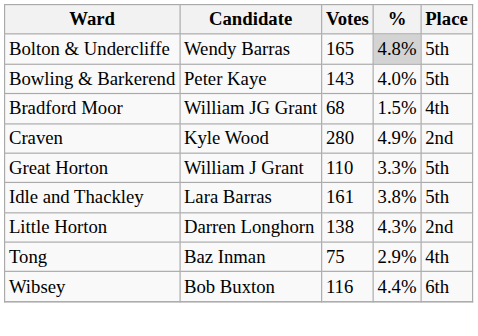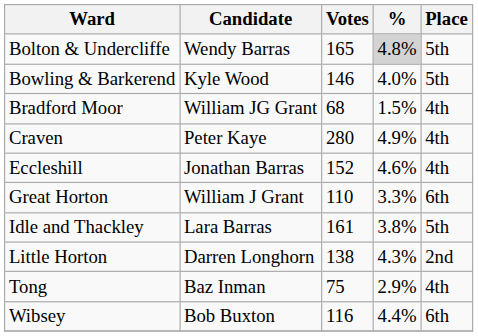(225, 78) Peter Kaye -> (226, 78) Kyle Wood
(340, 78) 143 -> (340, 78) 146
(226, 138) Kyle Wood -> (225, 138) Peter Kaye
(439, 138) 2nd -> (437, 138) 4th
+ row: (46, 167)
(437, 167) 5th -> (437, 197) 6th
